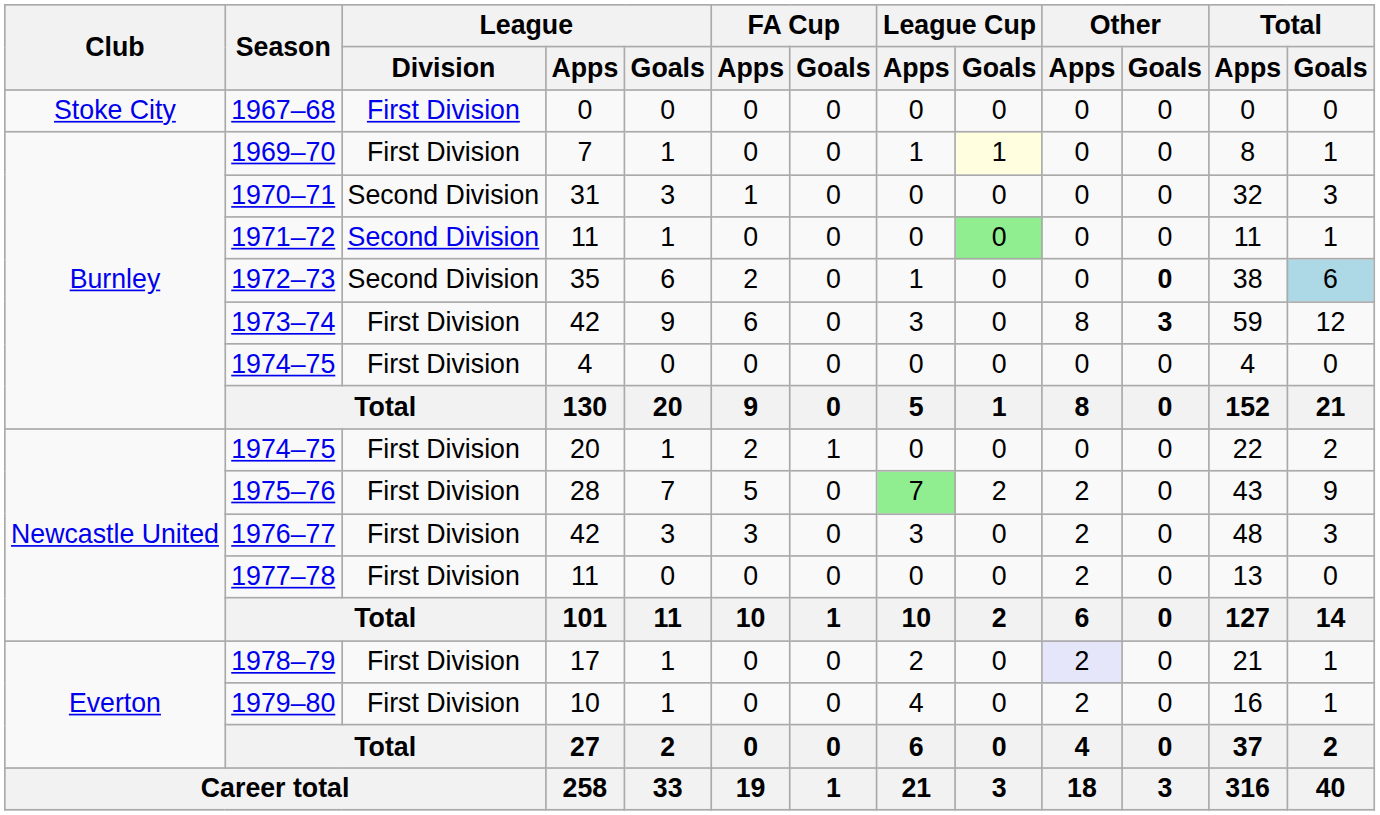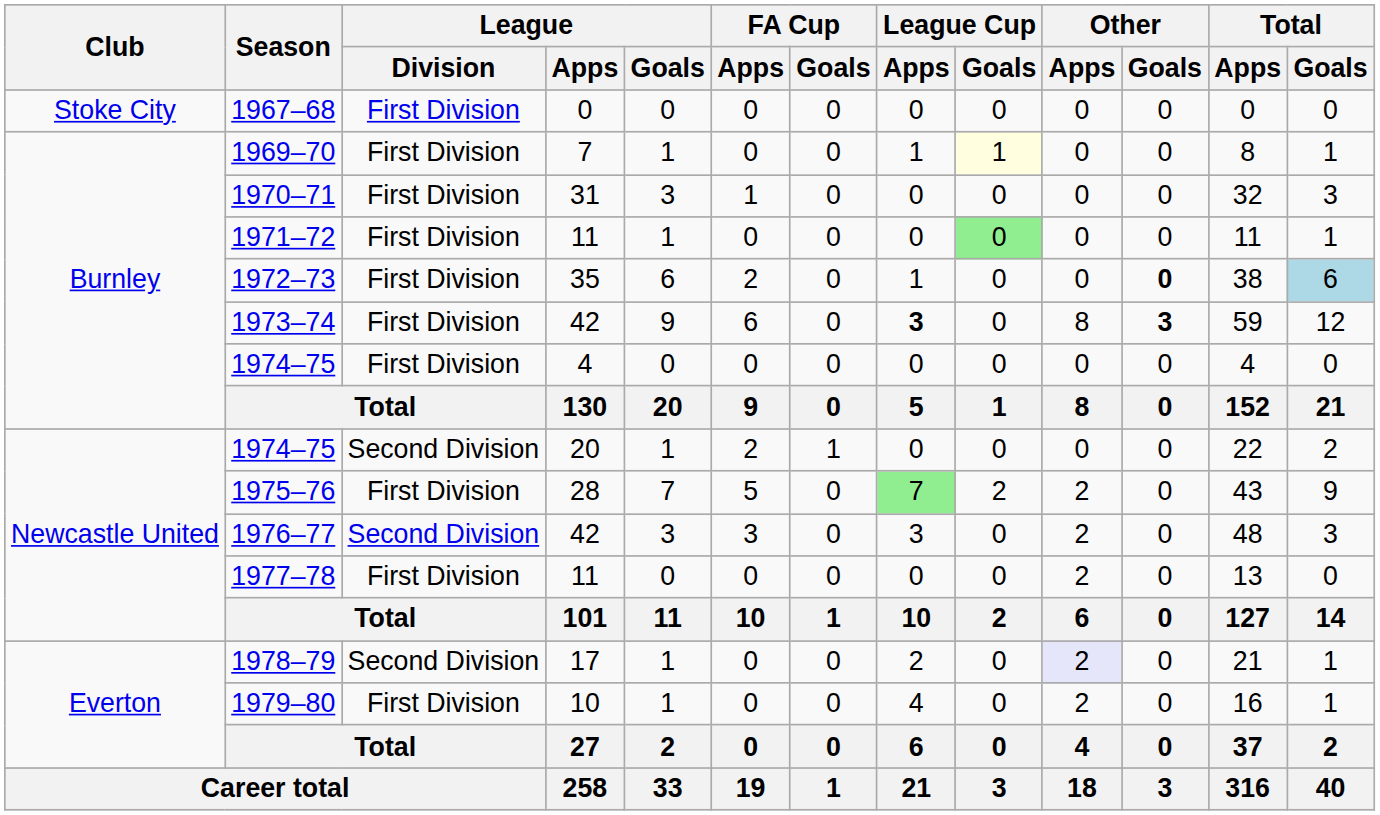(443, 195) Second Division -> (443, 195) First Division
(443, 237) Second Division -> (443, 237) First Division
(443, 279) Second Division -> (443, 279) First Division
(916, 322) normal -> (916, 322) bold
(443, 449) First Division -> (443, 449) Second Division
(443, 534) First Division -> (443, 534) Second Division
(443, 661) First Division -> (443, 661) Second Division
